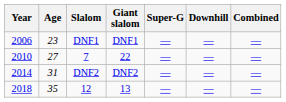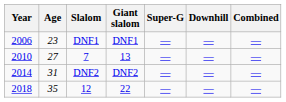(125, 56) 22 -> (125, 56) 13
(125, 89) 13 -> (125, 89) 22
